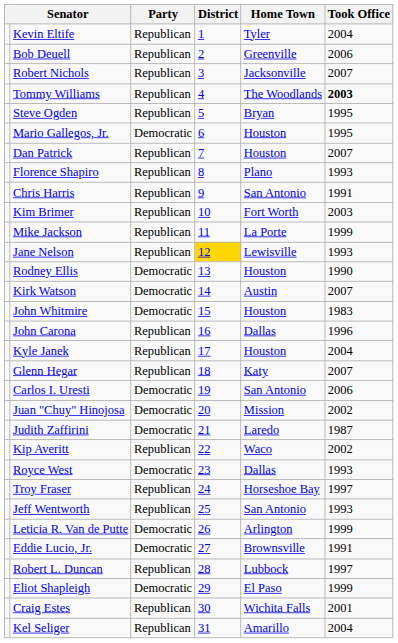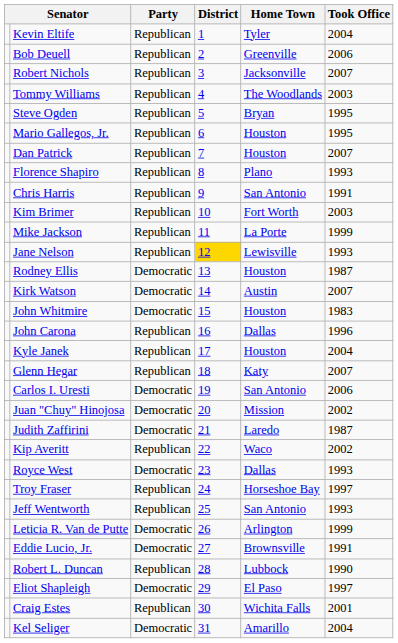(340, 93) bold -> (340, 93) normal
(163, 133) Democratic -> (162, 133) Republican
(340, 271) 1990 -> (340, 271) 1987
(340, 568) 1997 -> (340, 568) 1990
(340, 588) 1999 -> (340, 588) 1997
(162, 627) Republican -> (163, 627) Democratic
